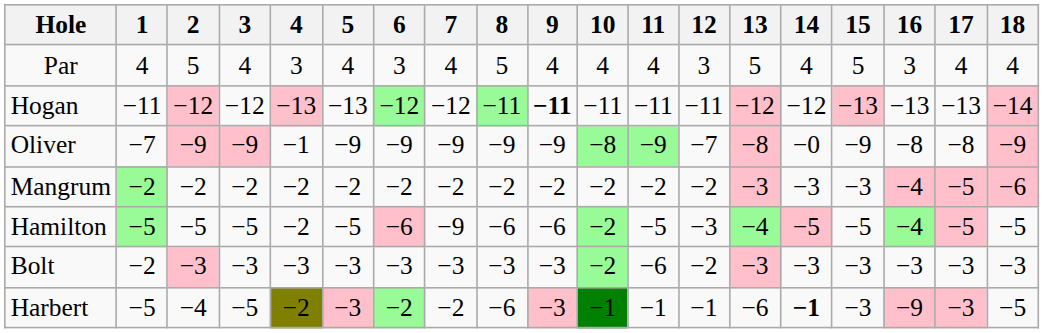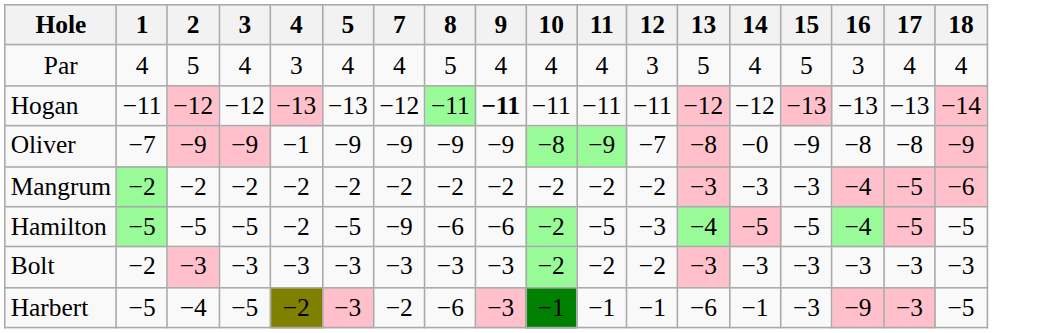- column: (399, 24)
(653, 266) −6 -> (602, 266) −2
(806, 307) bold -> (755, 307) normal
